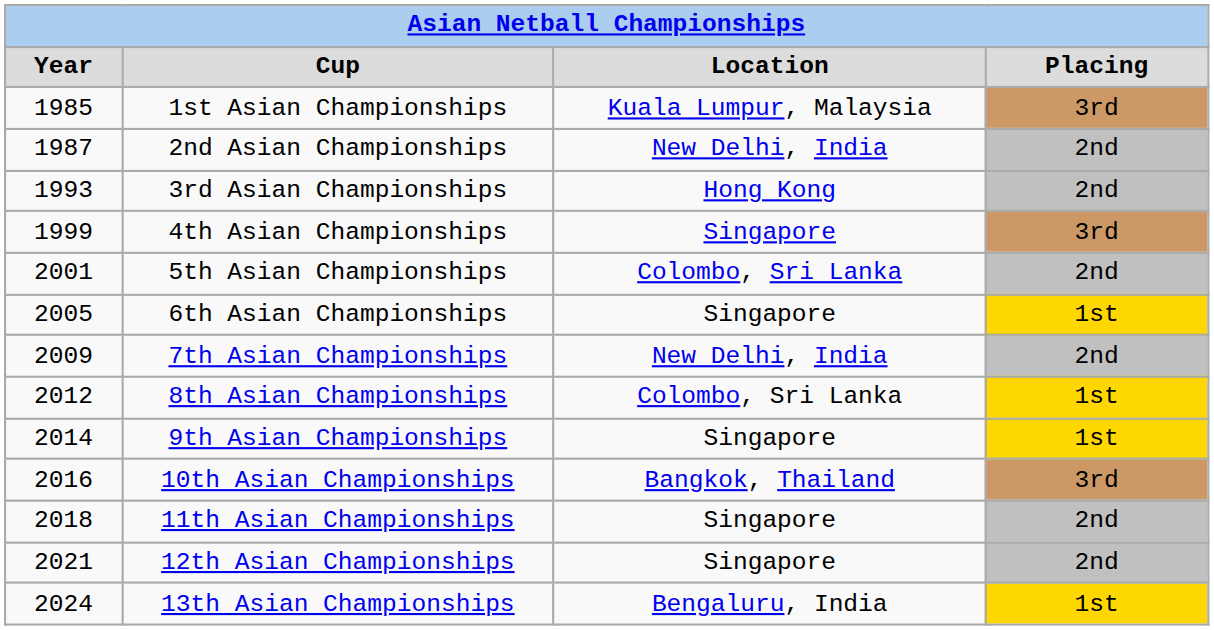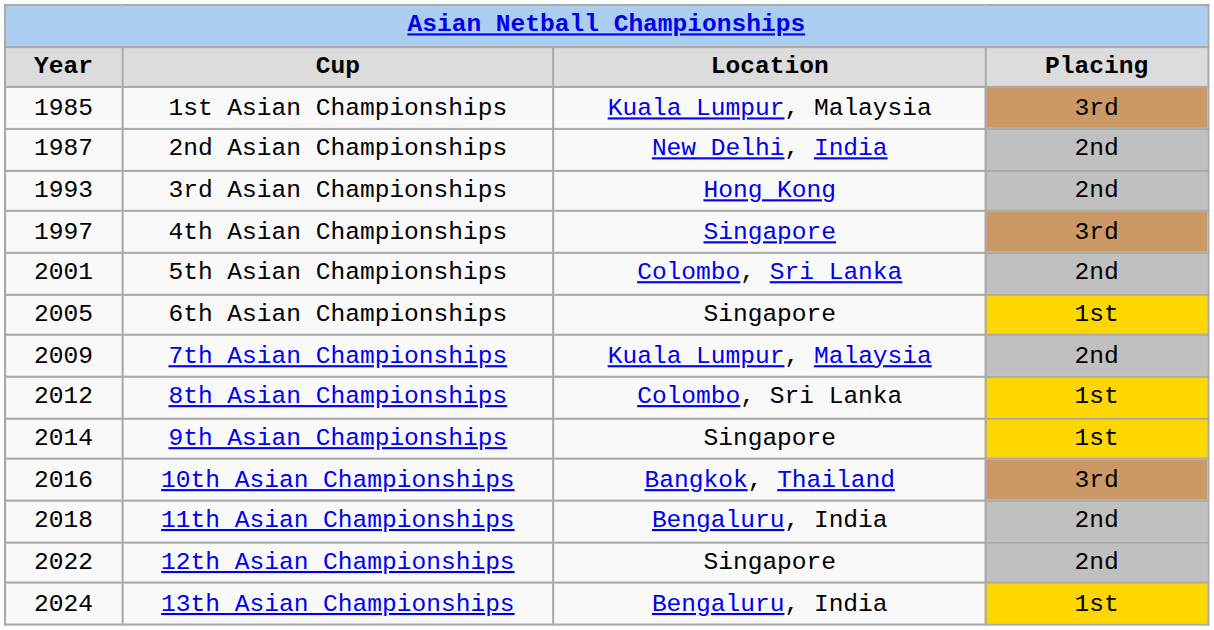(63, 232) 1999 -> (63, 232) 1997
(770, 356) New Delhi, India -> (770, 356) Kuala Lumpur, Malaysia
(770, 521) Singapore -> (770, 521) Bengaluru, India
(63, 562) 2021 -> (63, 562) 2022
